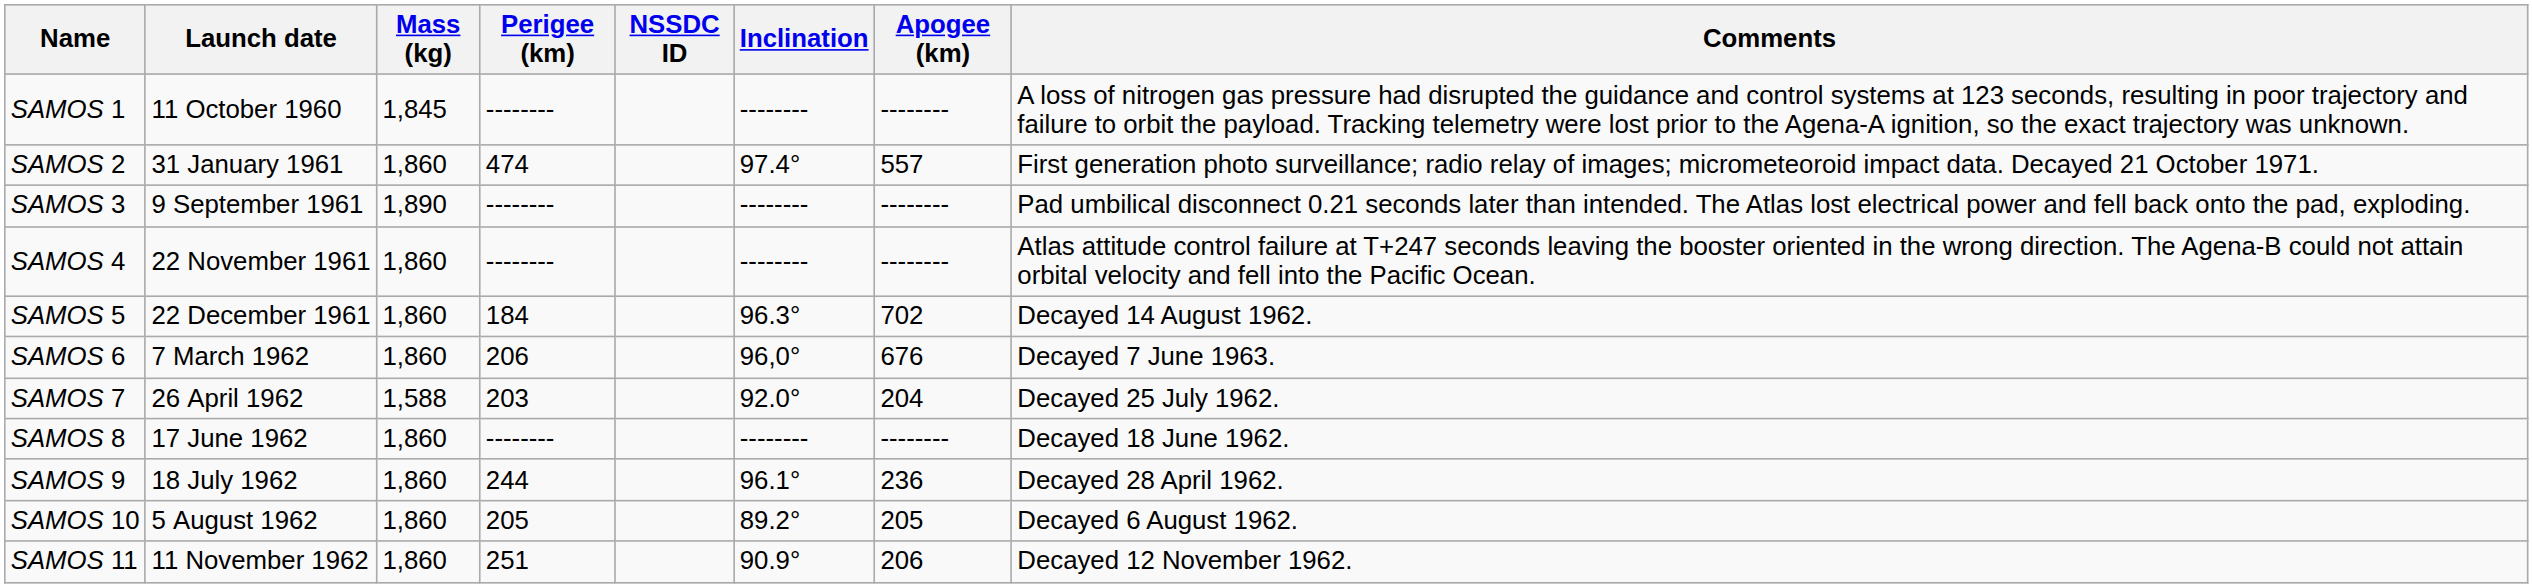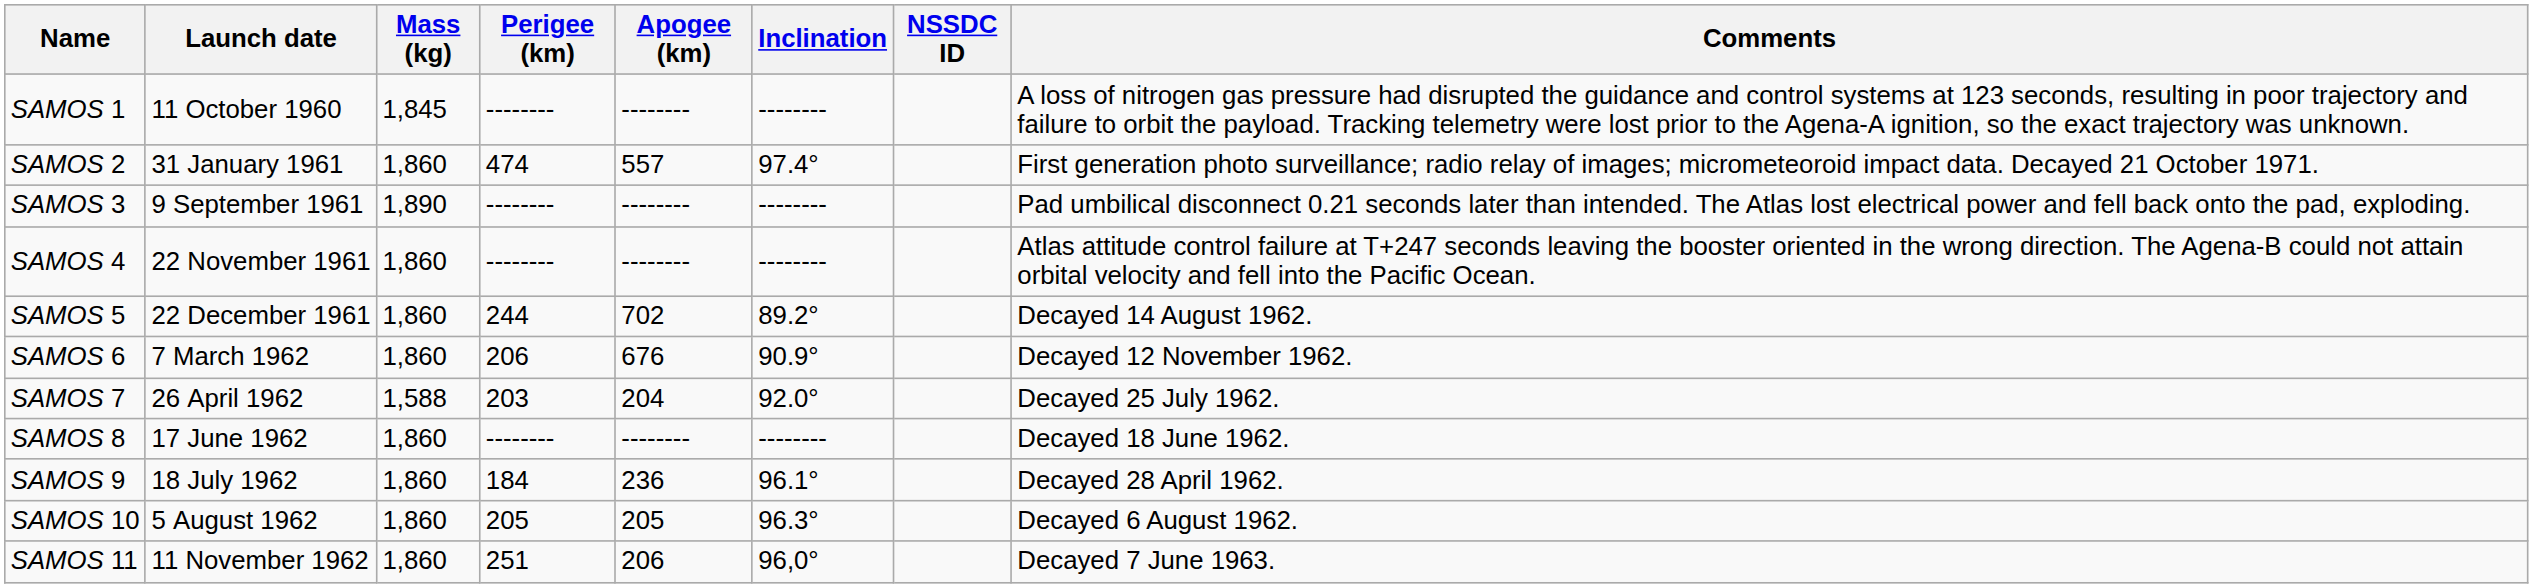columns swapped: (943, 39) <-> (675, 39)
(507, 316) 184 -> (507, 316) 244
(770, 316) 96.3° -> (788, 316) 89.2°
(770, 356) 96,0° -> (788, 356) 90.9°
(1146, 356) Decayed 7 June 1963. -> (1185, 356) Decayed 12 November 1962.
(507, 479) 244 -> (507, 479) 184
(770, 520) 89.2° -> (788, 520) 96.3°
(770, 561) 90.9° -> (788, 561) 96,0°
(1185, 561) Decayed 12 November 1962. -> (1146, 561) Decayed 7 June 1963.
